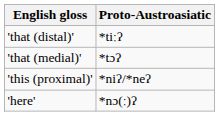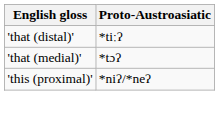- row: (22, 100)
